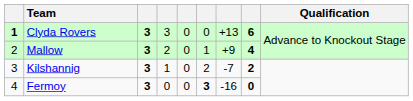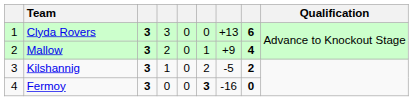(14, 31) bold -> (14, 31) normal
(229, 68) -7 -> (229, 68) -5
